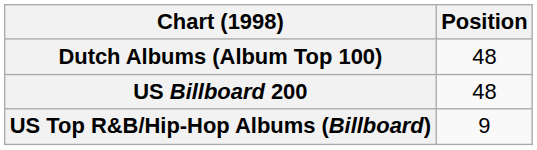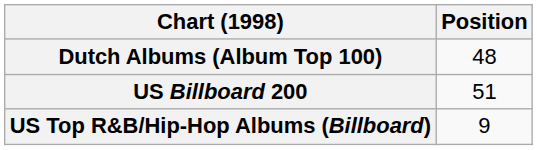(484, 91) 48 -> (484, 91) 51
